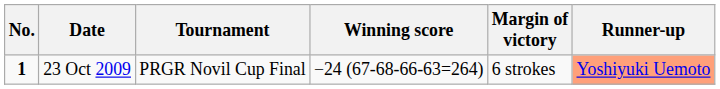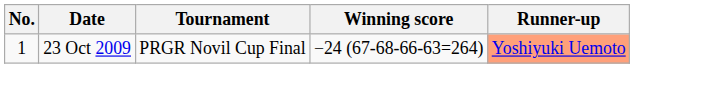- column: (530, 29)
(22, 69) bold -> (22, 48) normal
